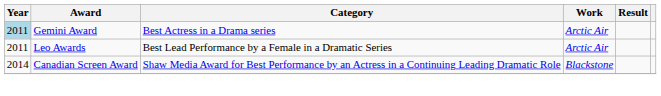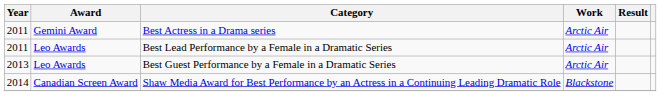(18, 30) lightblue background -> (18, 30) no background
+ row: (269, 64)
